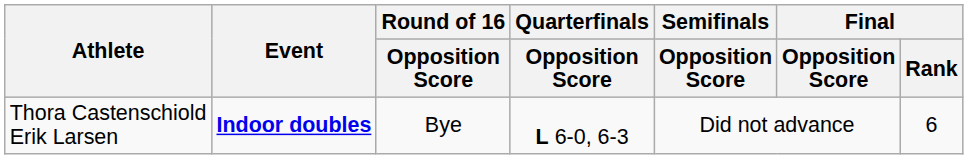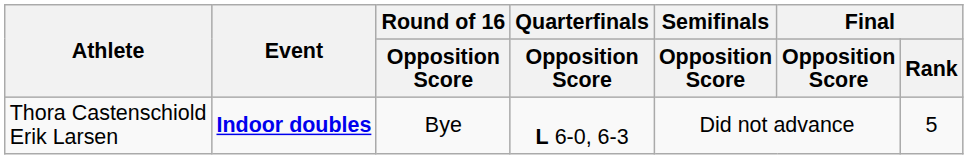(932, 126) 6 -> (932, 126) 5
